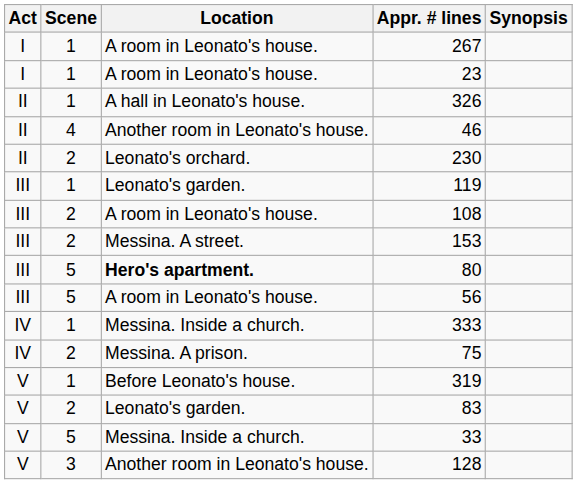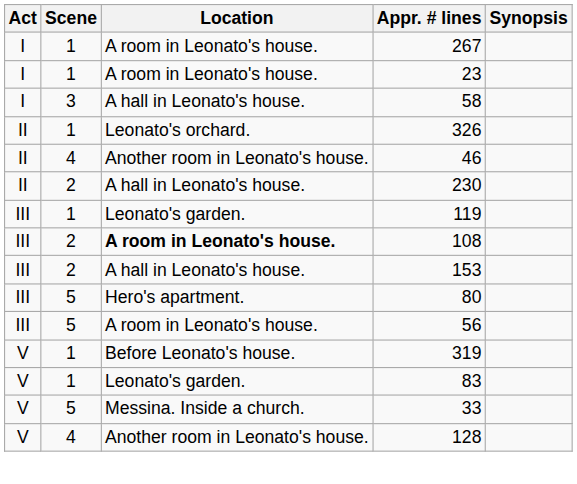+ row: (472, 102)
(205, 102) A hall in Leonato's house. -> (178, 130) Leonato's orchard.
(178, 158) Leonato's orchard. -> (205, 185) A hall in Leonato's house.
(211, 213) normal -> (220, 241) bold
(175, 241) Messina. A street. -> (205, 269) A hall in Leonato's house.
(180, 269) bold -> (175, 297) normal
- row: (467, 325)
- row: (472, 353)
(71, 409) 2 -> (71, 381) 1
(71, 465) 3 -> (71, 437) 4
